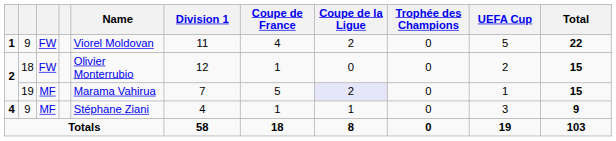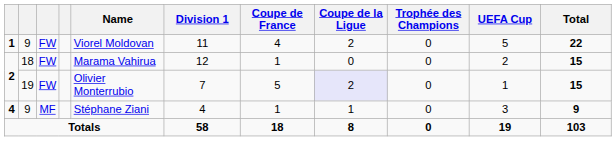(104, 67) Olivier Monterrubio -> (115, 61) Marama Vahirua
(48, 91) MF -> (48, 85) FW
(115, 91) Marama Vahirua -> (104, 85) Olivier Monterrubio
